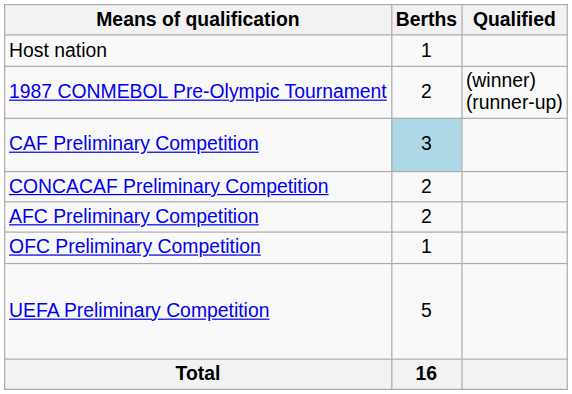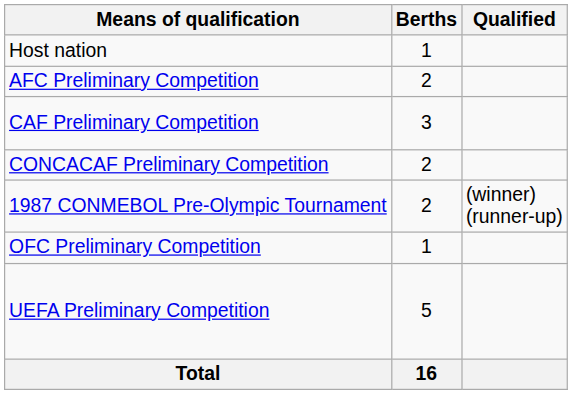rows swapped: (134, 216) <-> (198, 92)
(426, 144) lightblue background -> (426, 122) no background
